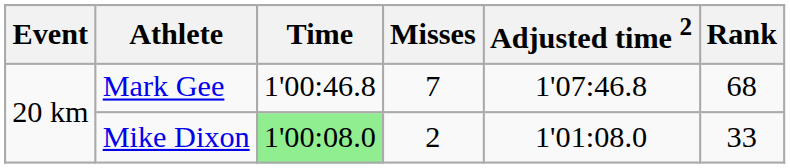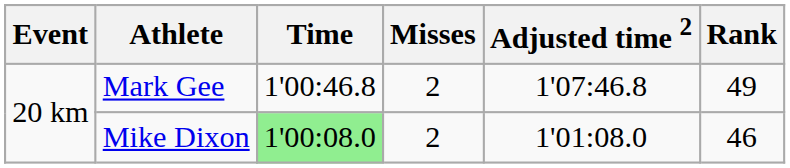(433, 87) 7 -> (433, 87) 2
(742, 87) 68 -> (742, 87) 49
(742, 137) 33 -> (742, 137) 46
